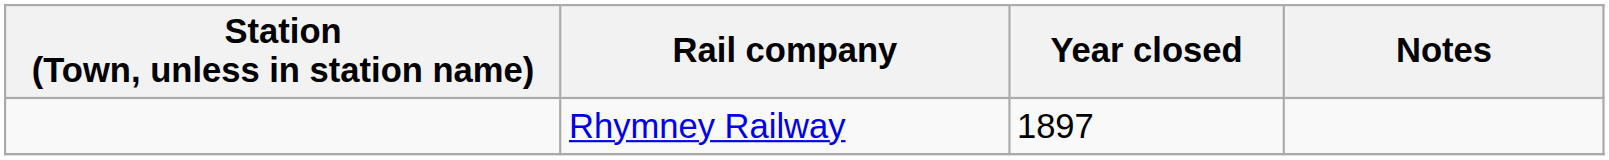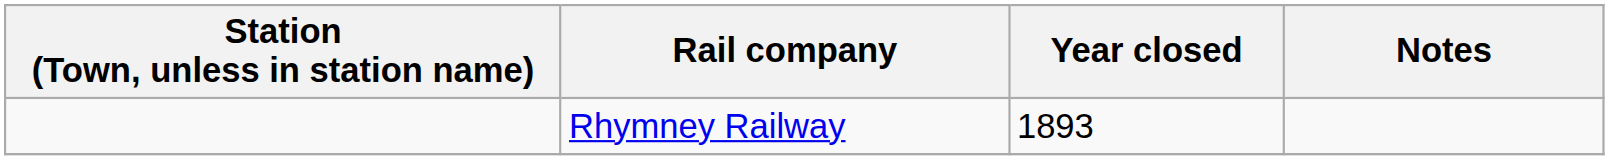(1055, 125) 1897 -> (1055, 125) 1893
